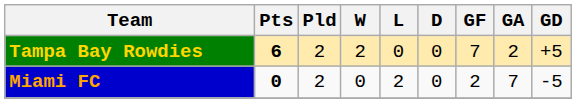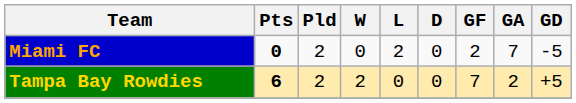rows swapped: (106, 51) <-> (55, 82)
